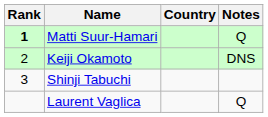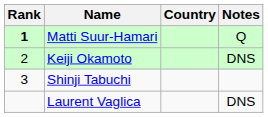(241, 101) Q -> (241, 101) DNS
